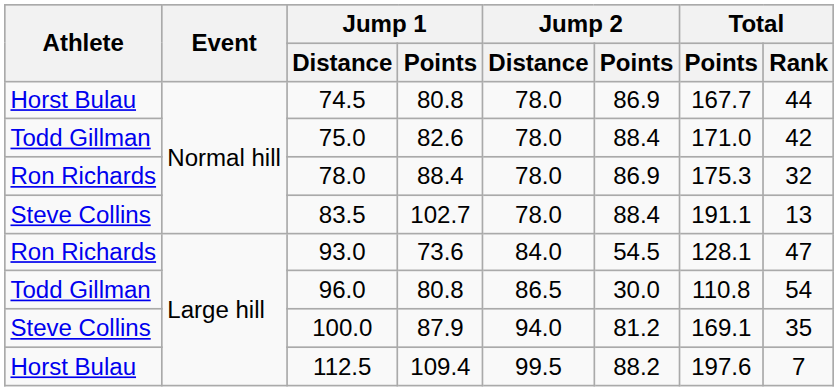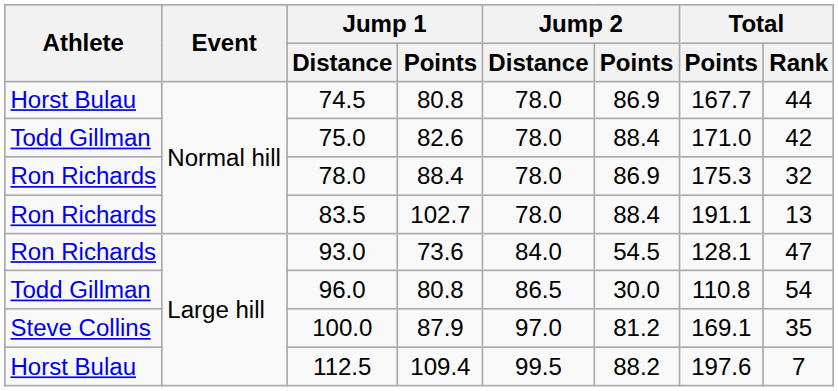(81, 214) Steve Collins -> (83, 214) Ron Richards
(538, 328) 94.0 -> (538, 328) 97.0
